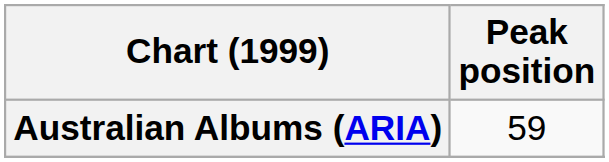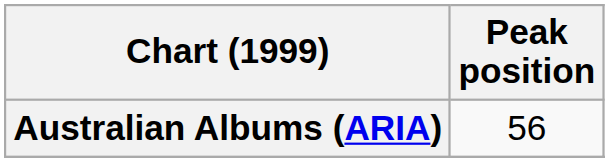(527, 127) 59 -> (527, 127) 56
